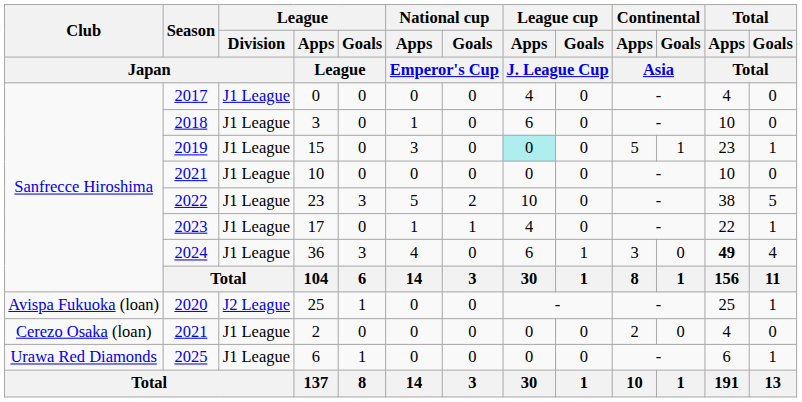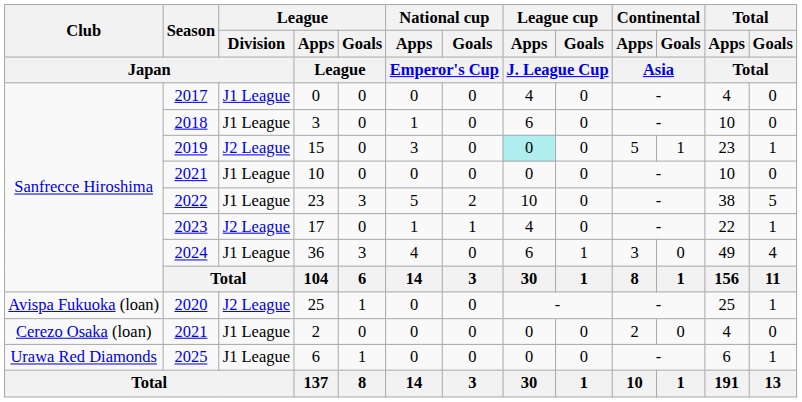(256, 148) J1 League -> (256, 148) J2 League
(256, 226) J1 League -> (256, 226) J2 League
(727, 252) bold -> (727, 252) normal
